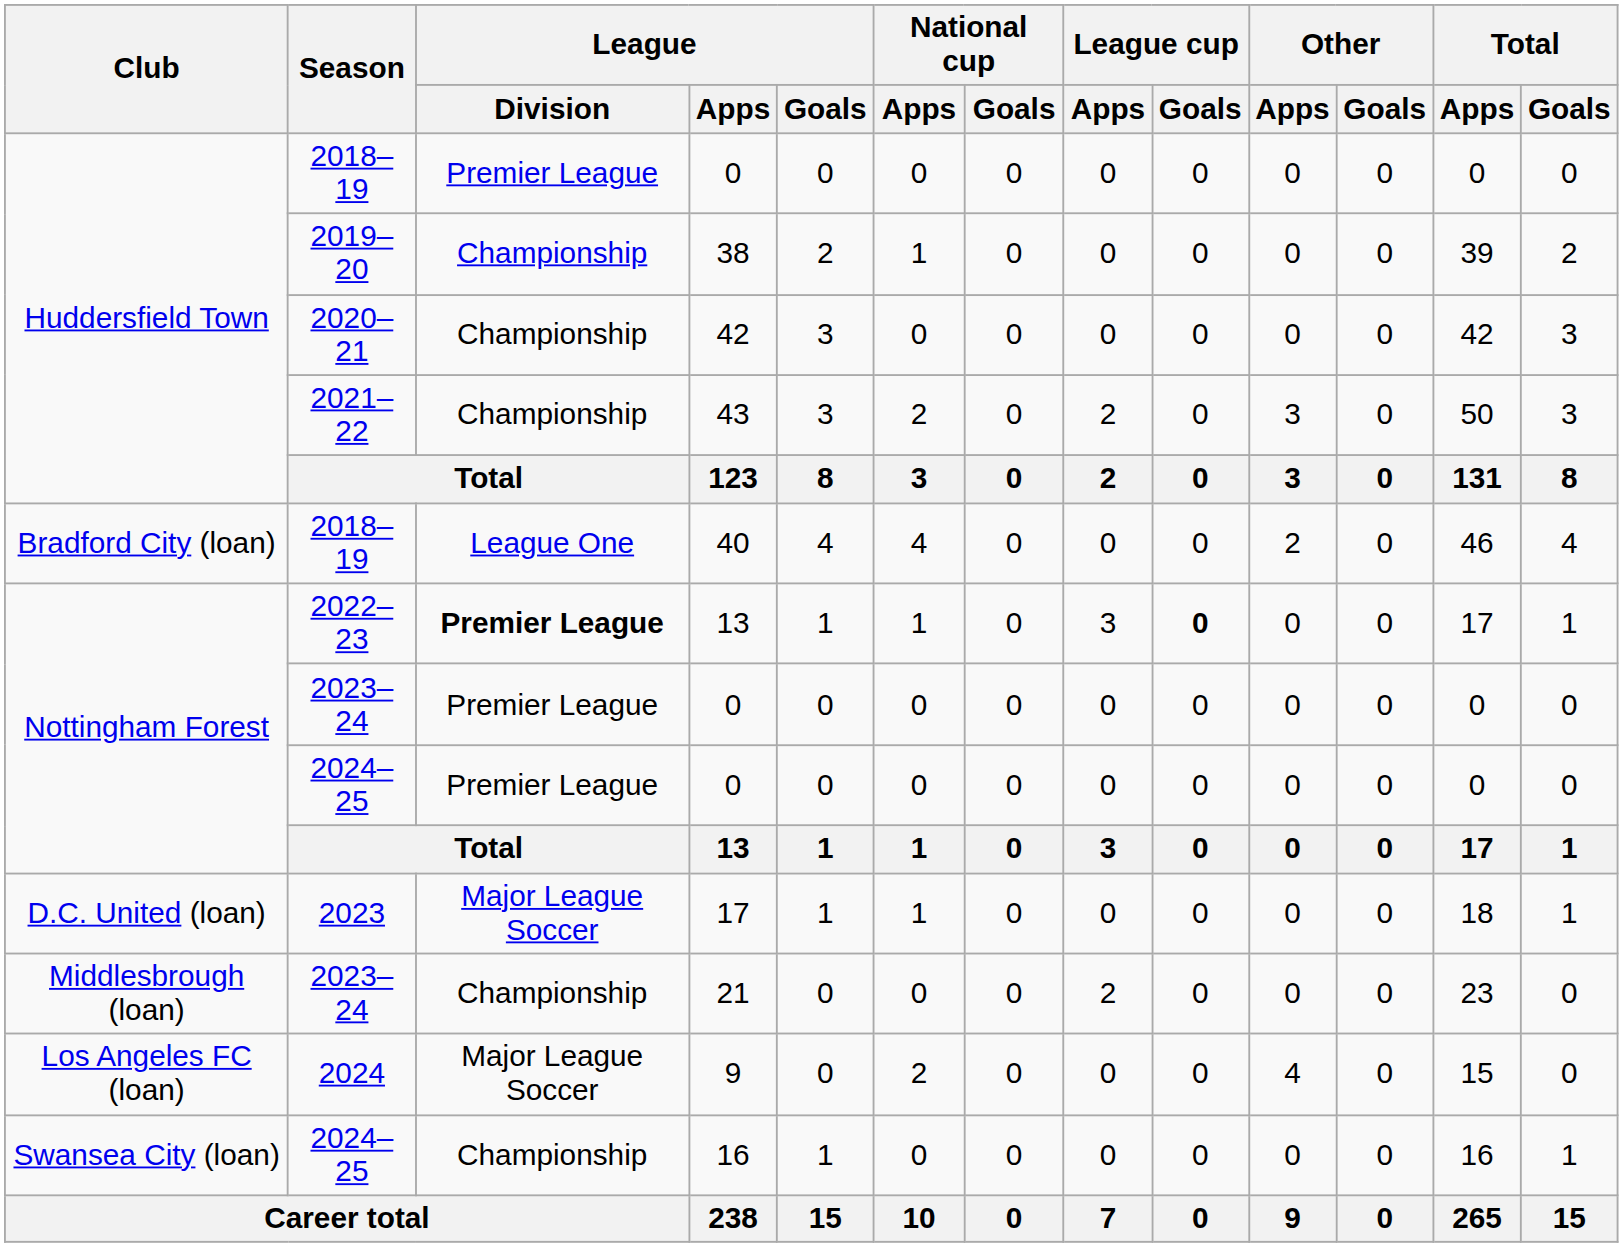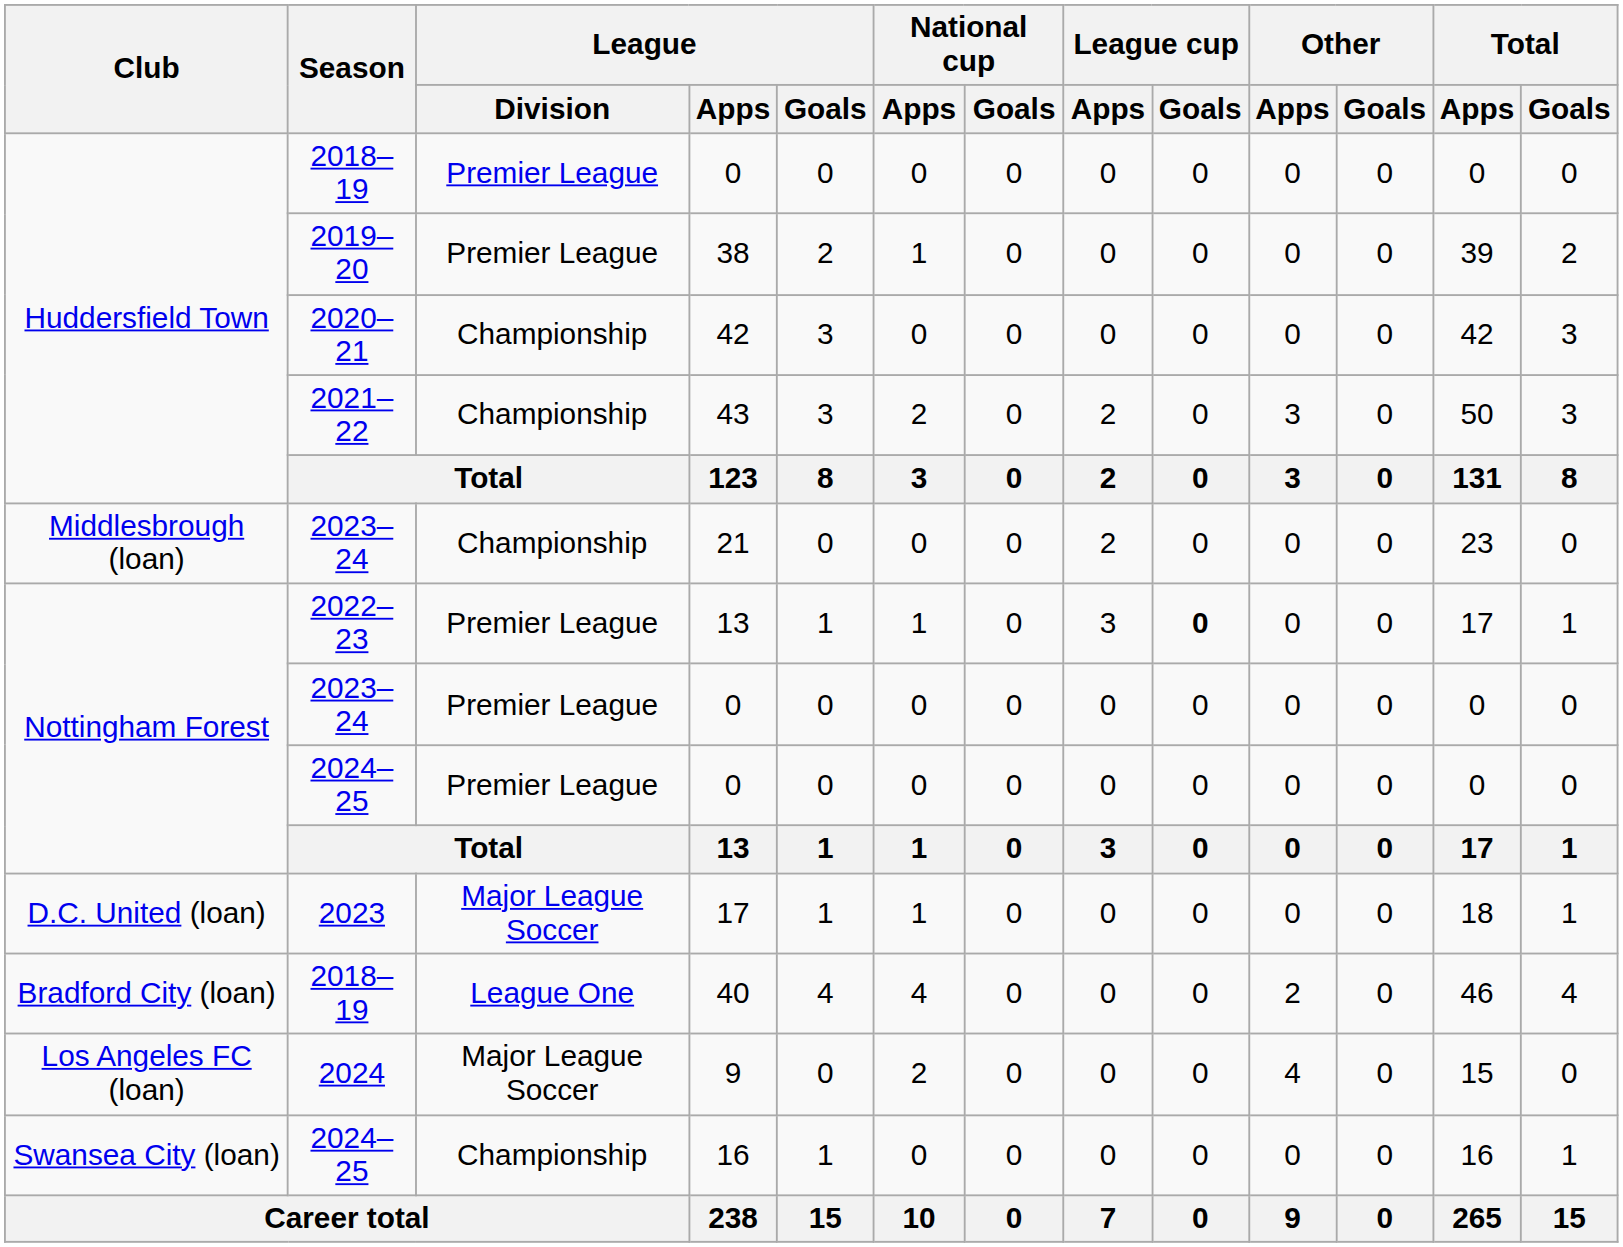(552, 253) Championship -> (552, 253) Premier League
rows swapped: (352, 542) <-> (352, 993)
(552, 623) bold -> (552, 623) normal
